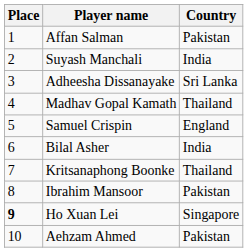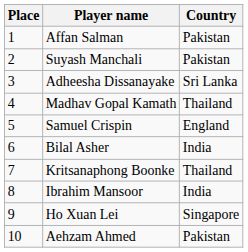(197, 59) India -> (206, 59) Pakistan
(206, 192) Pakistan -> (197, 192) India
(11, 214) bold -> (11, 214) normal
